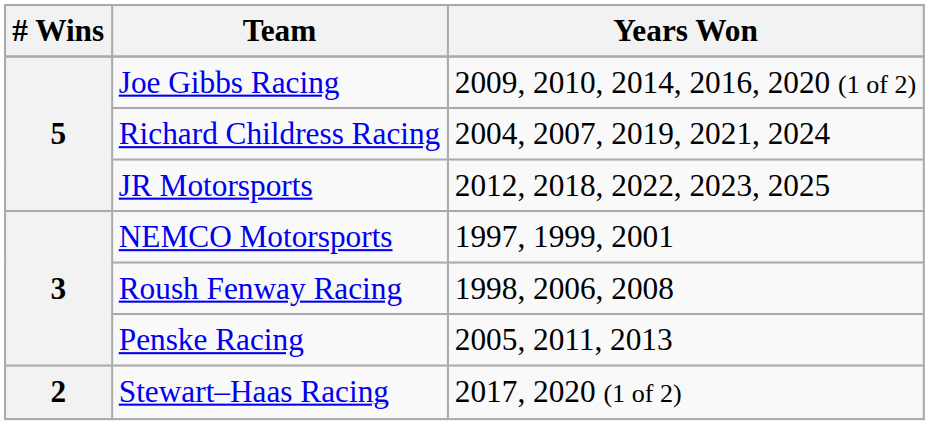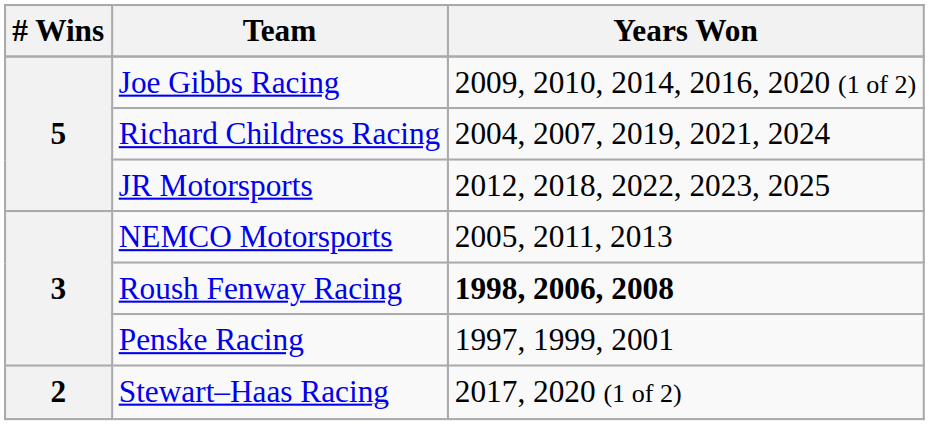(564, 237) 1997, 1999, 2001 -> (564, 237) 2005, 2011, 2013
(564, 288) normal -> (564, 288) bold
(564, 340) 2005, 2011, 2013 -> (564, 340) 1997, 1999, 2001
